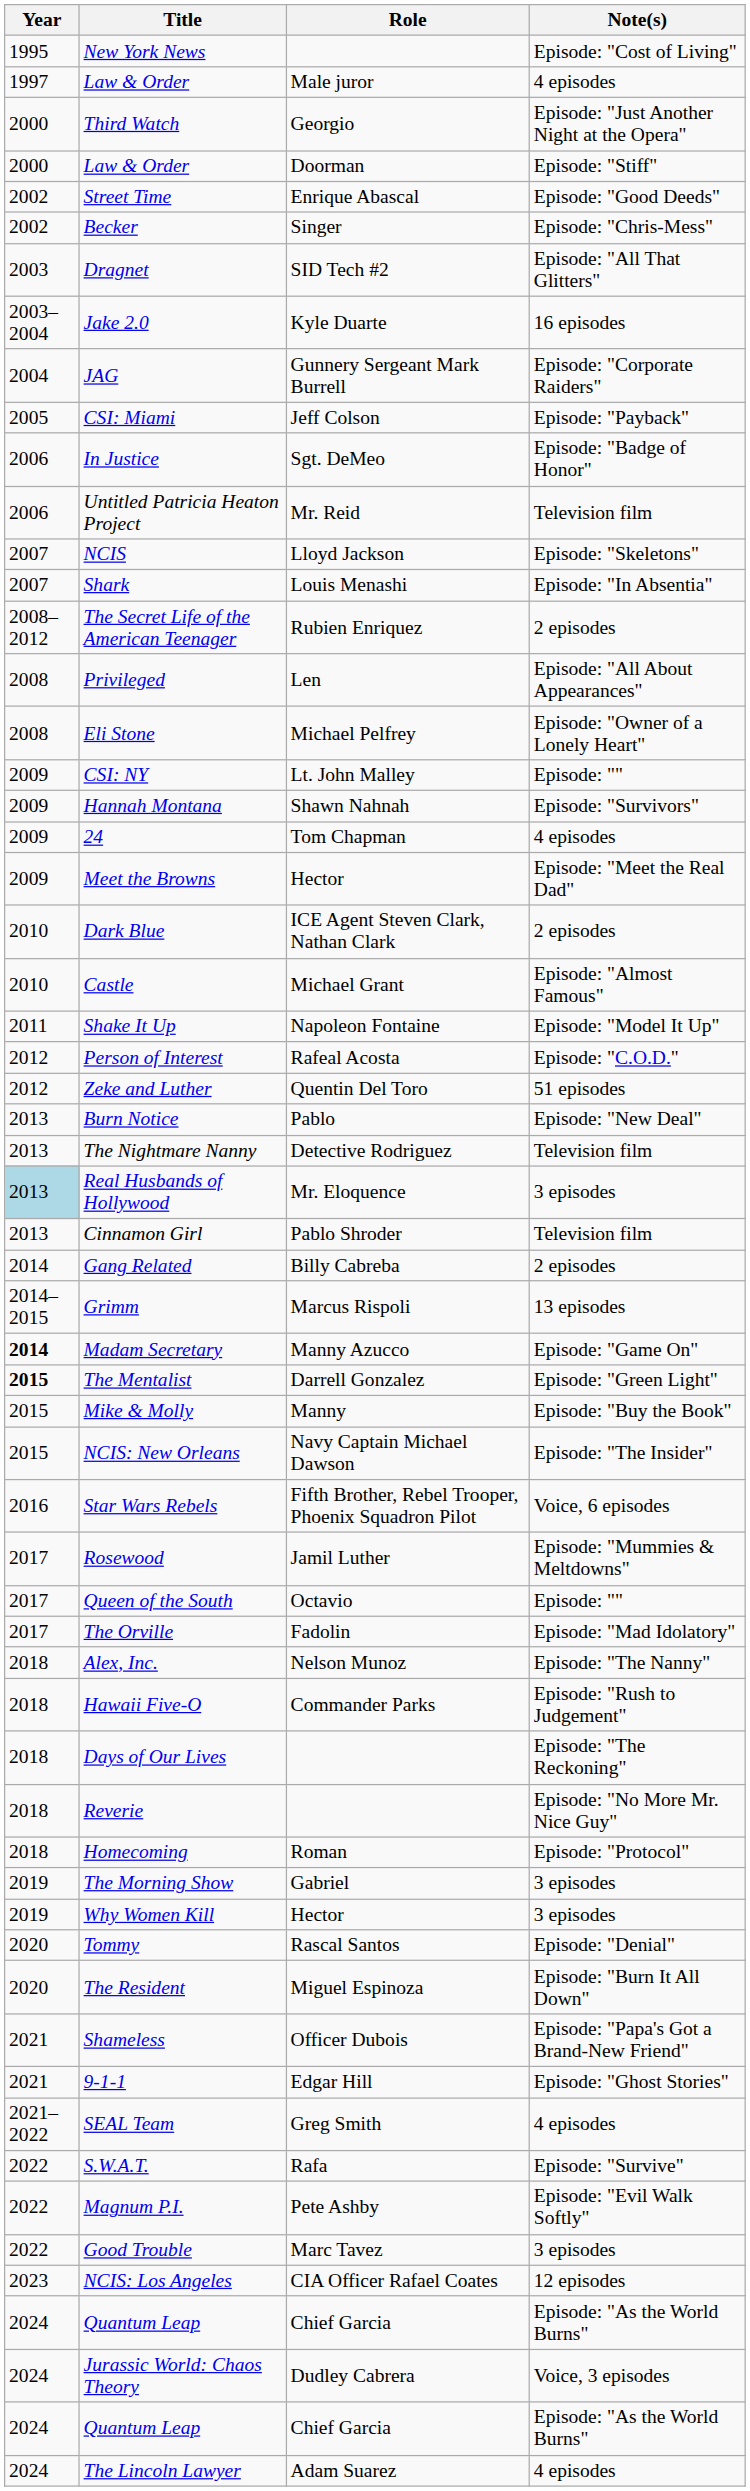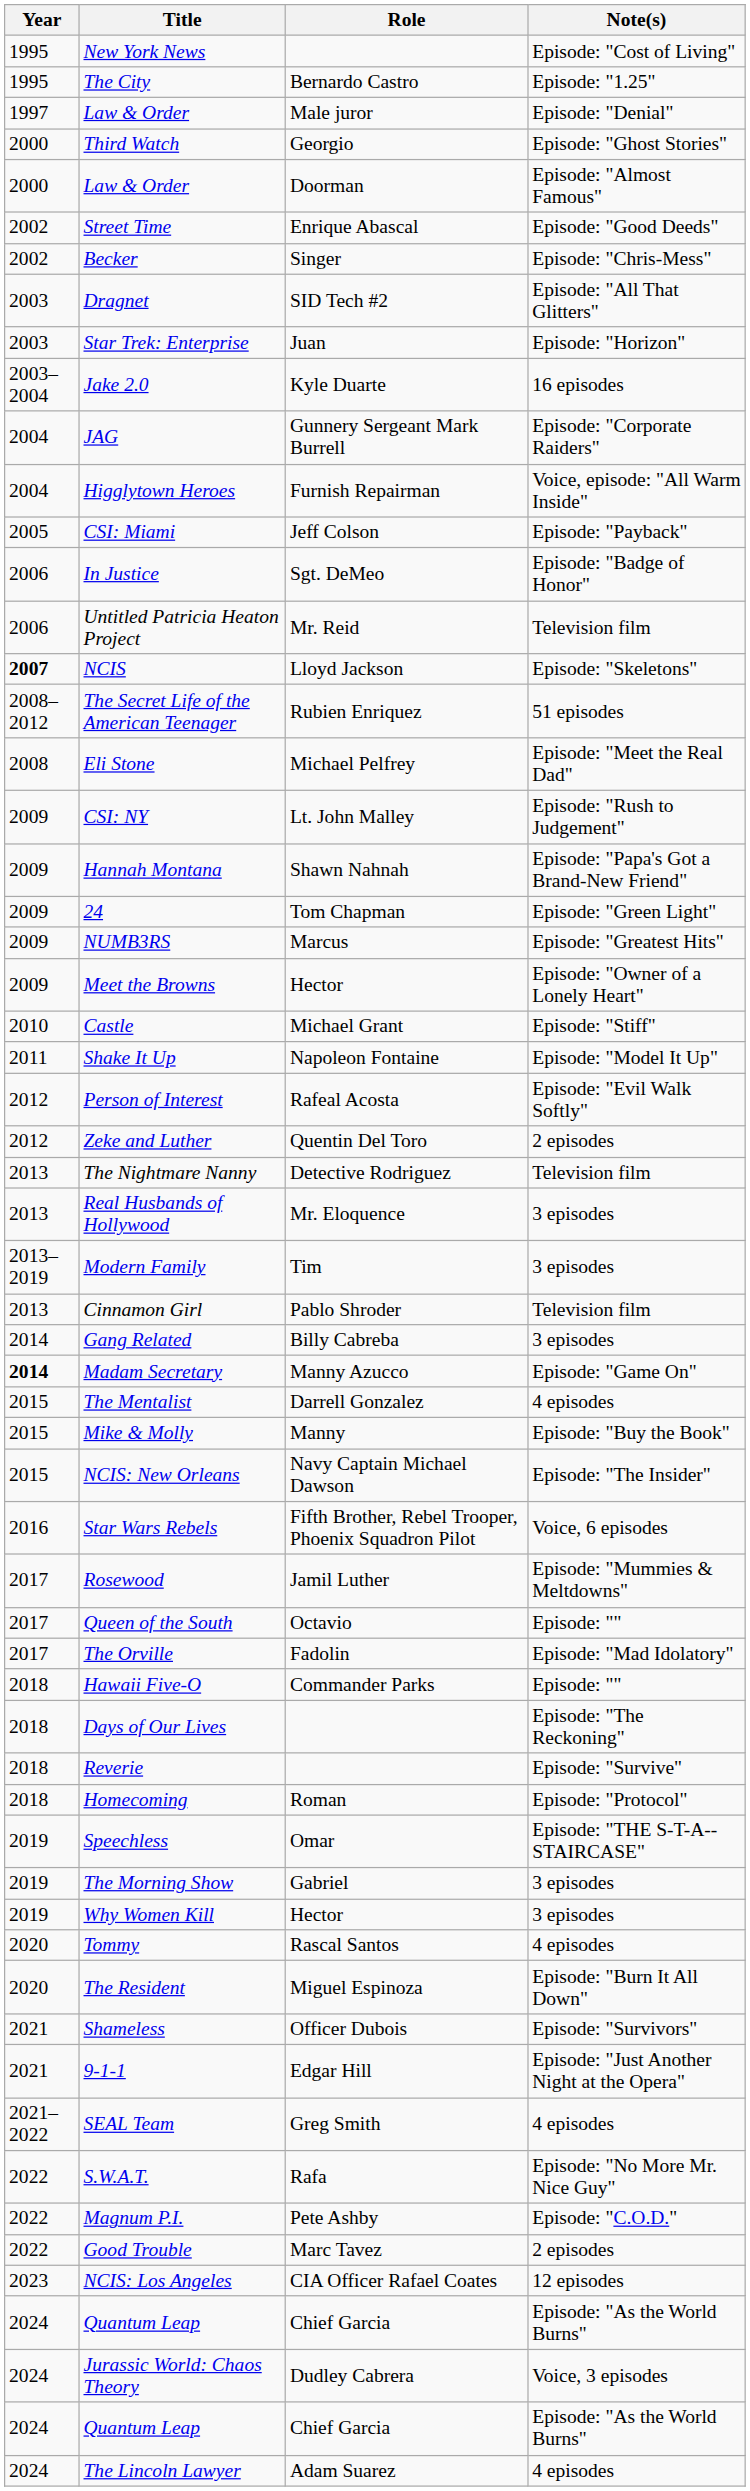+ row: (117, 81)
(575, 81) 4 episodes -> (603, 112) Episode: "Denial"
(623, 123) Episode: "Just Another Night at the Opera" -> (630, 143) Episode: "Ghost Stories"
(596, 165) Episode: "Stiff" -> (602, 185) Episode: "Almost Famous"
+ row: (166, 342)
+ row: (159, 490)
(29, 554) normal -> (29, 669) bold
- row: (106, 585)
(575, 627) 2 episodes -> (578, 710) 51 episodes
- row: (124, 679)
(618, 732) Episode: "Owner of a Lonely Heart" -> (628, 763) Episode: "Meet the Real Dad"
(578, 774) Episode: "" -> (603, 816) Episode: "Rush to Judgement"
(616, 805) Episode: "Survivors" -> (621, 869) Episode: "Papa's Got a Brand-New Friend"
(575, 836) 4 episodes -> (624, 911) Episode: "Green Light"
+ row: (127, 942)
(629, 878) Episode: "Meet the Real Dad" -> (617, 984) Episode: "Owner of a Lonely Heart"
- row: (124, 931)
(603, 984) Episode: "Almost Famous" -> (594, 1026) Episode: "Stiff"
(606, 1057) Episode: "C.O.D." -> (612, 1099) Episode: "Evil Walk Softly"
(580, 1088) 51 episodes -> (573, 1141) 2 episodes
- row: (131, 1119)
(29, 1192) lightblue background -> (29, 1214) no background
+ row: (145, 1267)
(575, 1265) 2 episodes -> (573, 1340) 3 episodes
- row: (111, 1307)
(29, 1379) bold -> (29, 1401) normal
(626, 1379) Episode: "Green Light" -> (573, 1401) 4 episodes
- row: (121, 1662)
(605, 1704) Episode: "Rush to Judgement" -> (577, 1684) Episode: ""
(626, 1810) Episode: "No More Mr. Nice Guy" -> (607, 1768) Episode: "Survive"
+ row: (126, 1841)
(604, 1945) Episode: "Denial" -> (573, 1945) 4 episodes
(623, 2039) Episode: "Papa's Got a Brand-New Friend" -> (615, 2029) Episode: "Survivors"
(631, 2081) Episode: "Ghost Stories" -> (622, 2070) Episode: "Just Another Night at the Opera"
(609, 2165) Episode: "Survive" -> (625, 2176) Episode: "No More Mr. Nice Guy"
(613, 2207) Episode: "Evil Walk Softly" -> (605, 2218) Episode: "C.O.D."
(575, 2249) 3 episodes -> (573, 2249) 2 episodes
